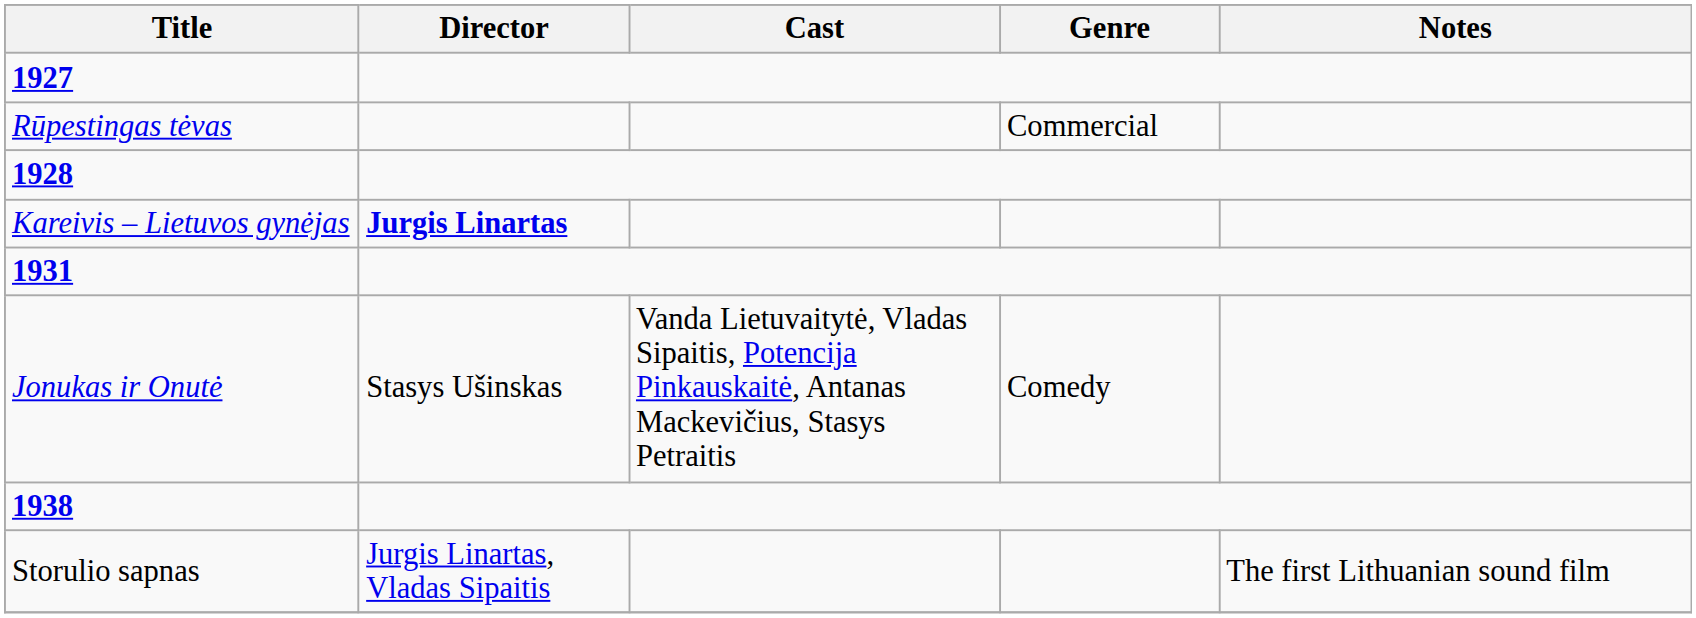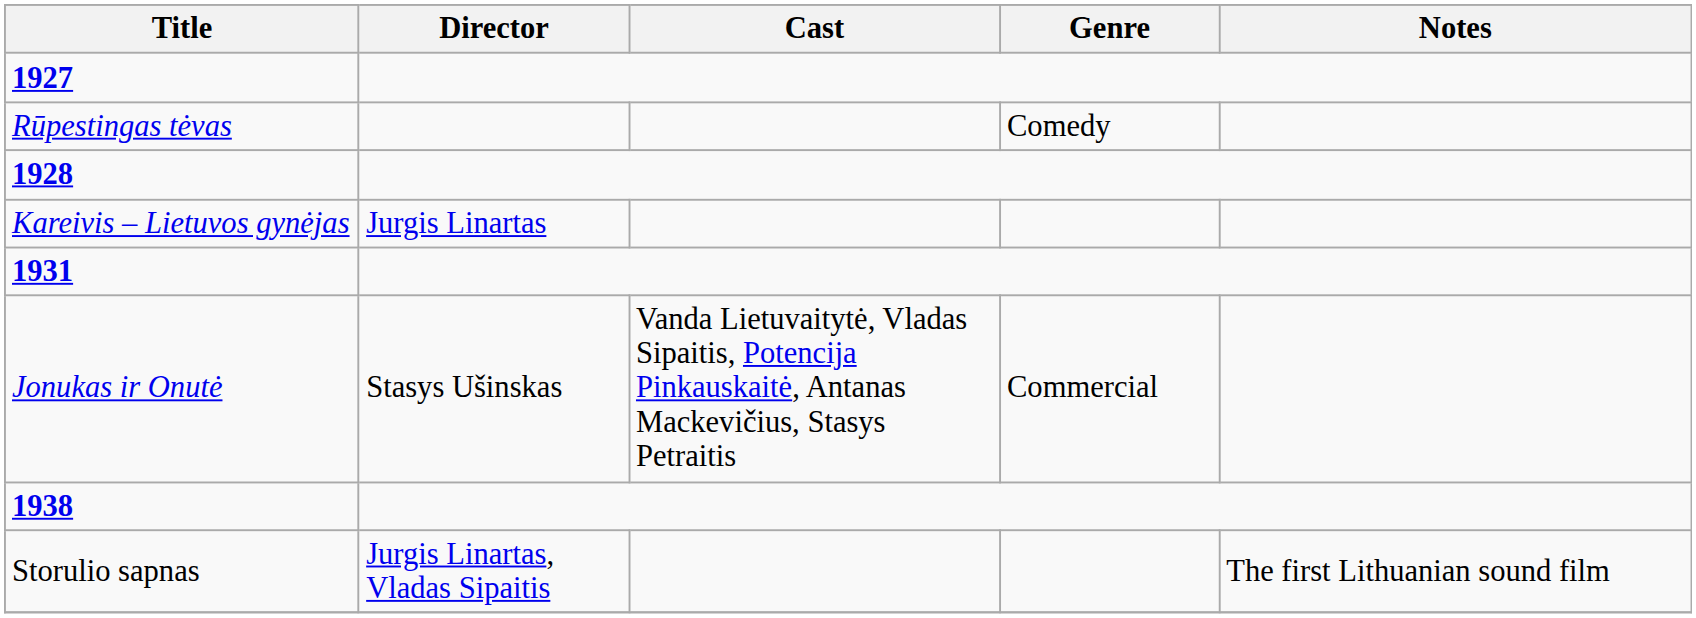(1083, 125) Commercial -> (1059, 125) Comedy
(467, 222) bold -> (456, 222) normal
(1059, 388) Comedy -> (1083, 388) Commercial
